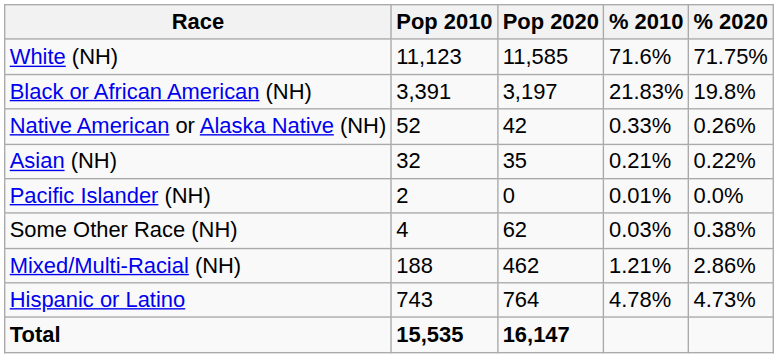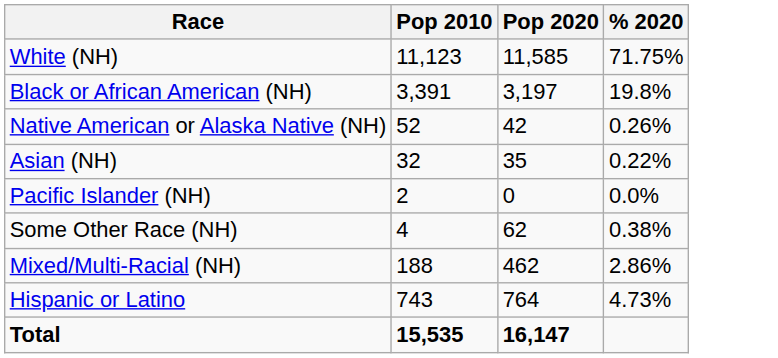- column: (646, 21)
